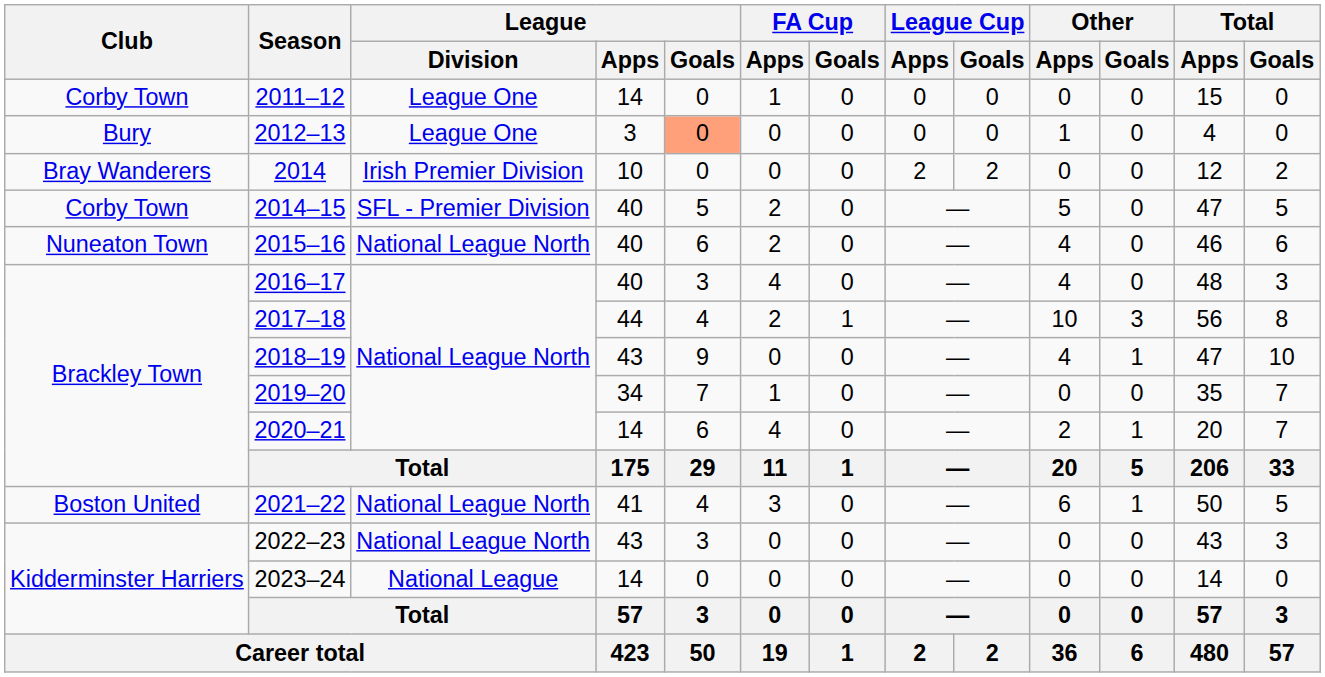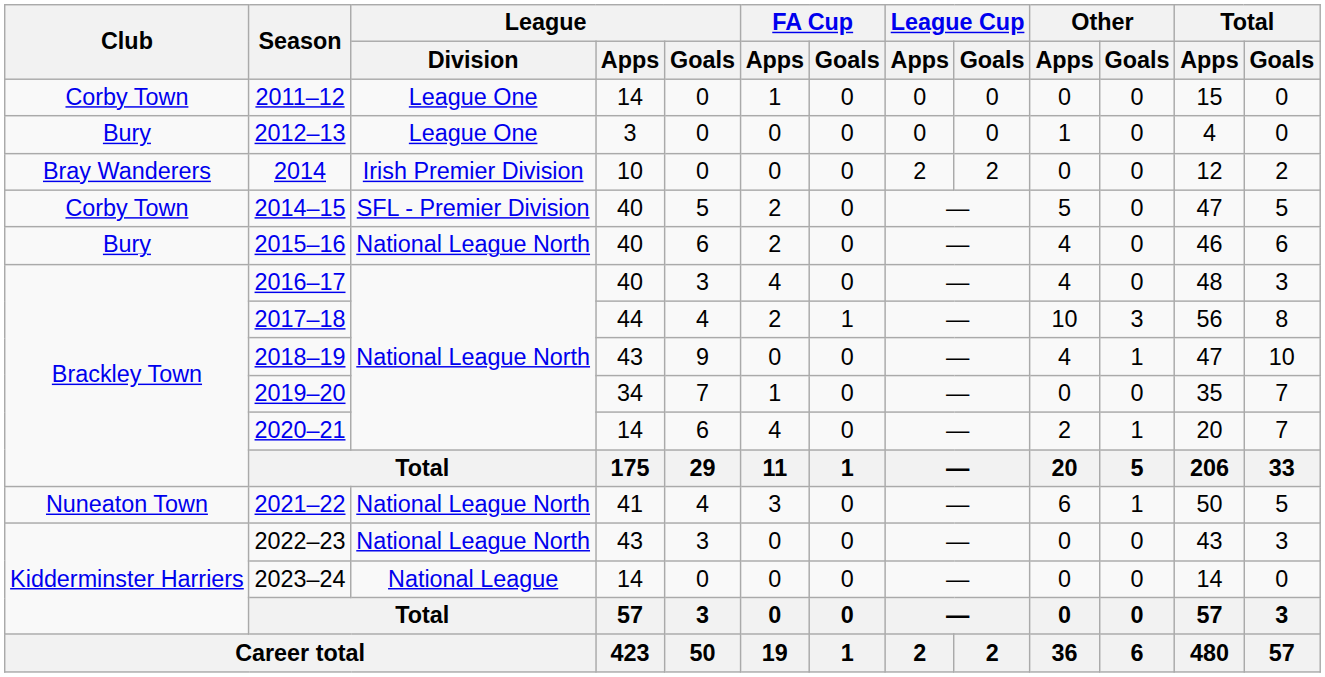(702, 134) lightsalmon background -> (702, 134) no background
(127, 245) Nuneaton Town -> (127, 245) Bury
(127, 504) Boston United -> (127, 504) Nuneaton Town
